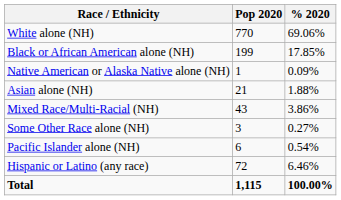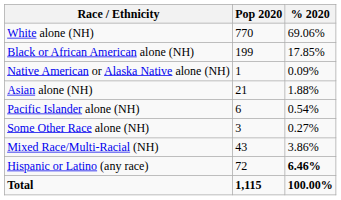rows swapped: (73, 147) <-> (83, 109)
(303, 166) normal -> (304, 166) bold
